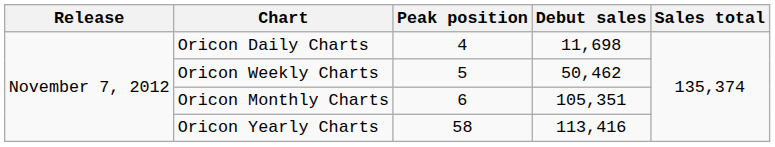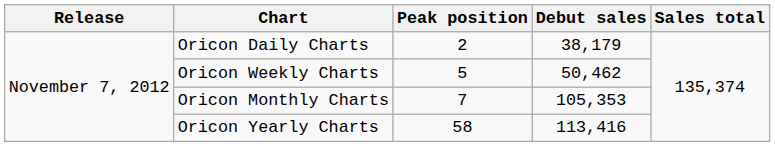(462, 46) 4 -> (462, 46) 2
(591, 46) 11,698 -> (591, 46) 38,179
(462, 100) 6 -> (462, 100) 7
(591, 100) 105,351 -> (591, 100) 105,353
